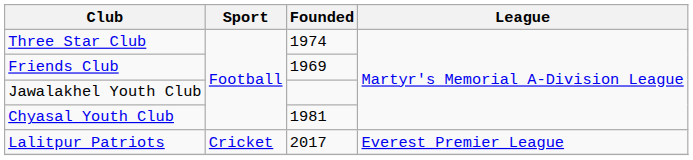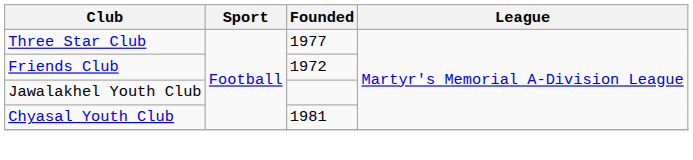(308, 42) 1974 -> (308, 42) 1977
(308, 67) 1969 -> (308, 67) 1972
- row: (86, 142)
